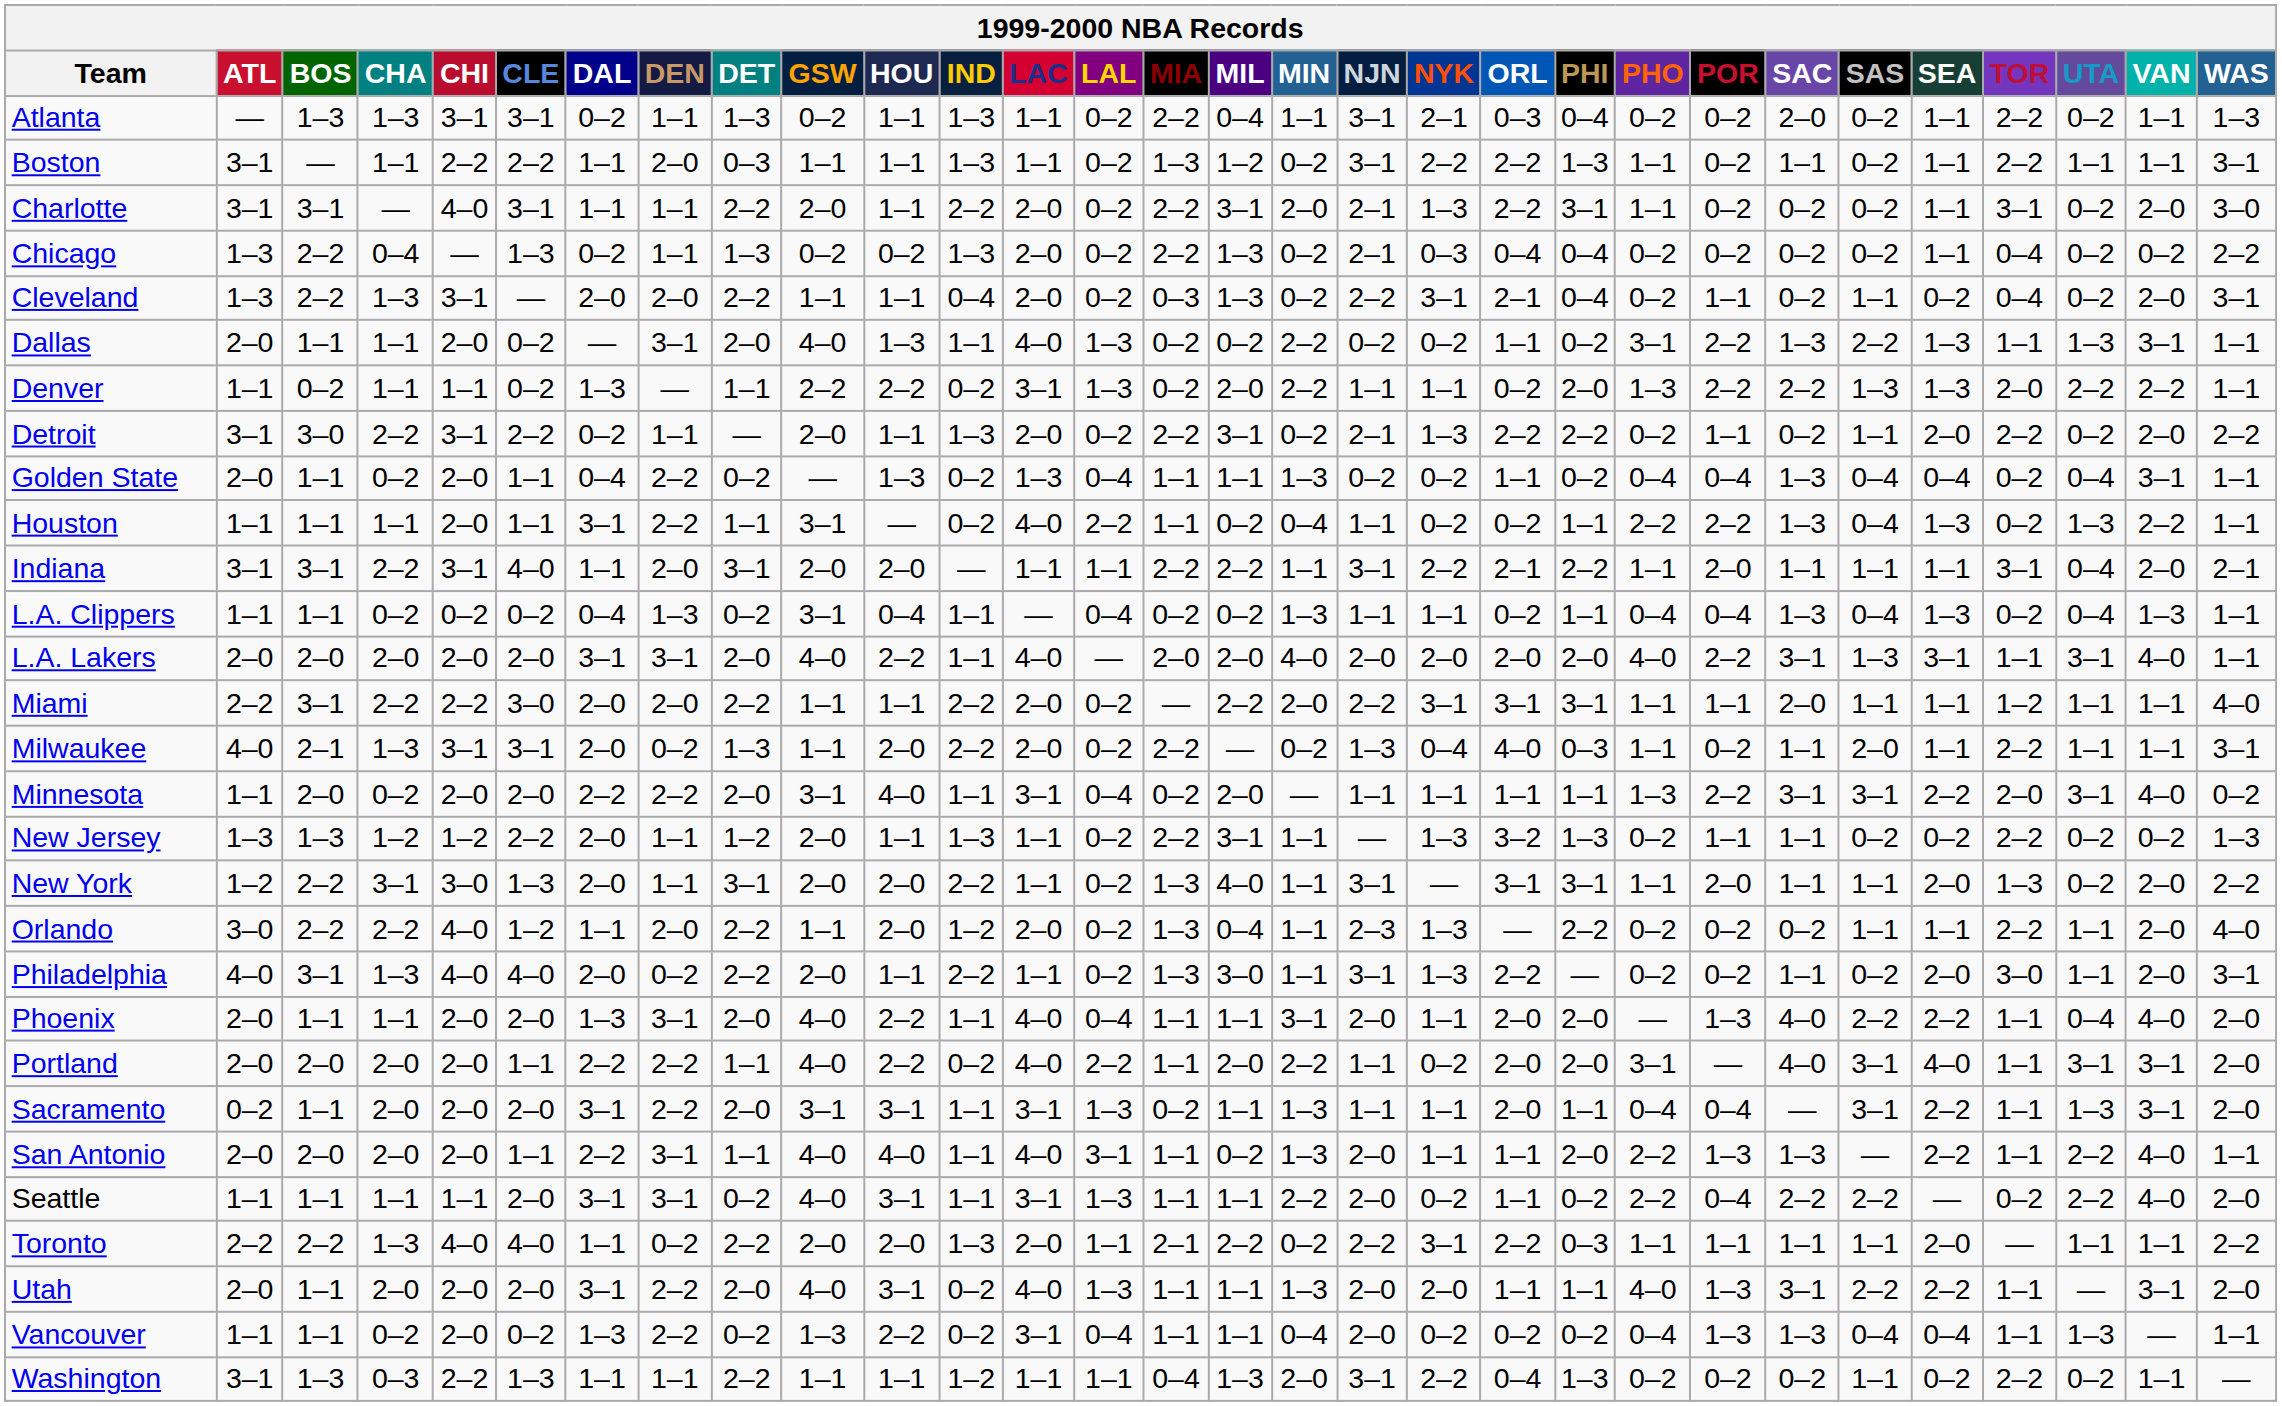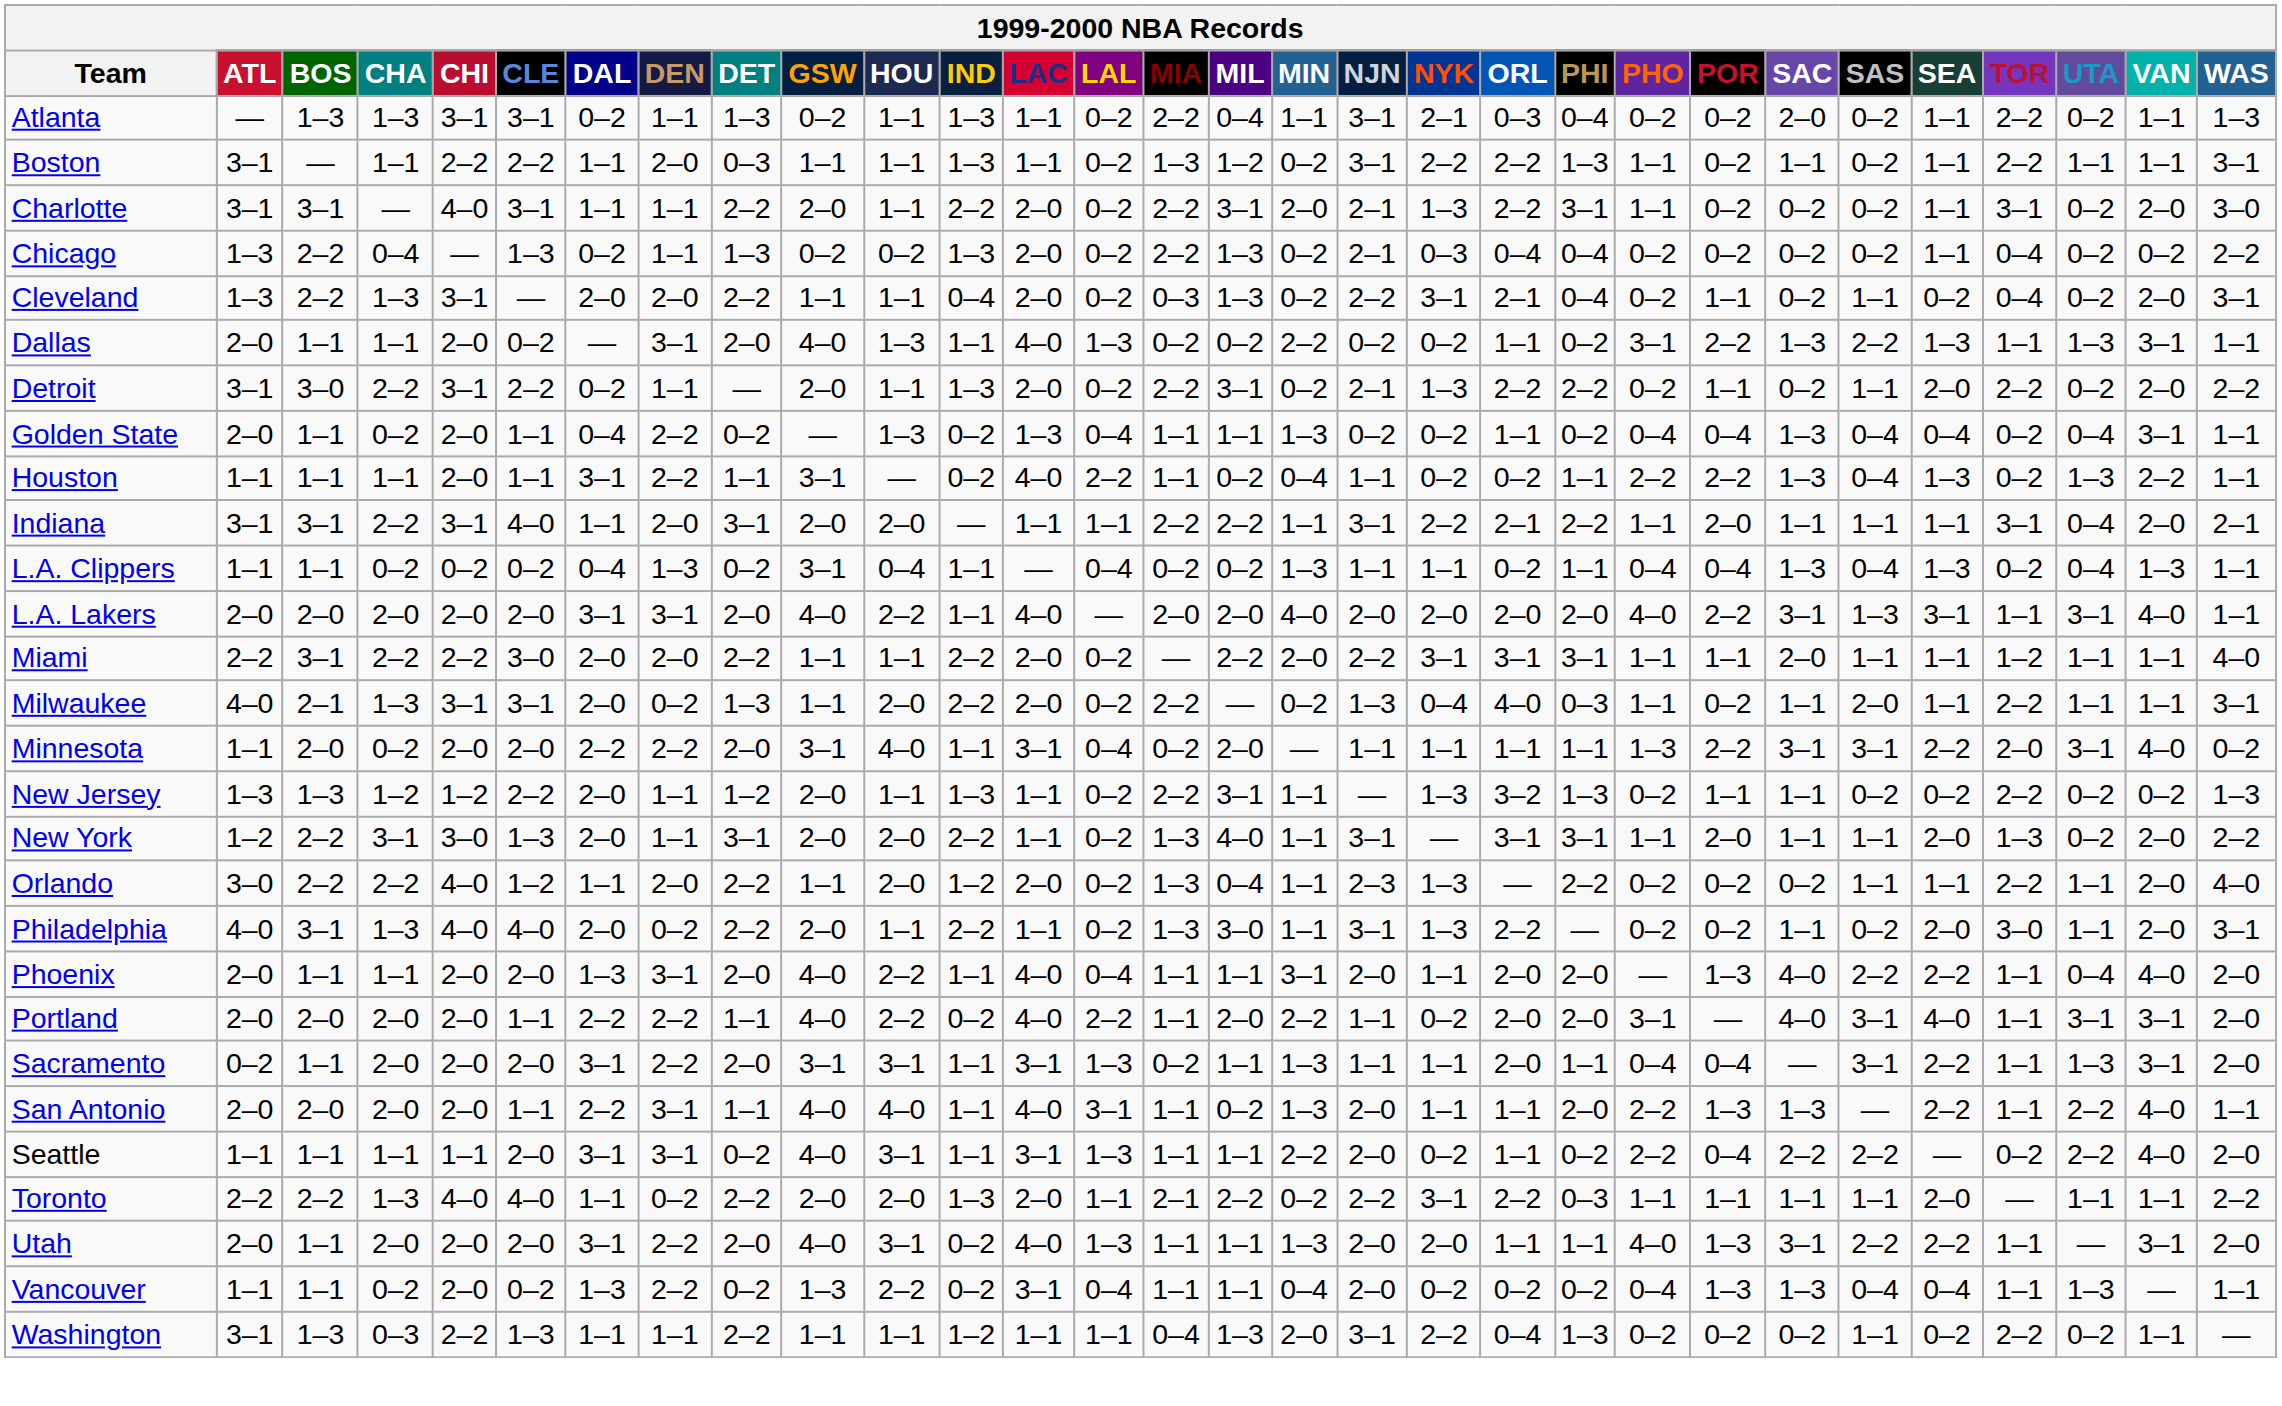- row: (58, 388)
